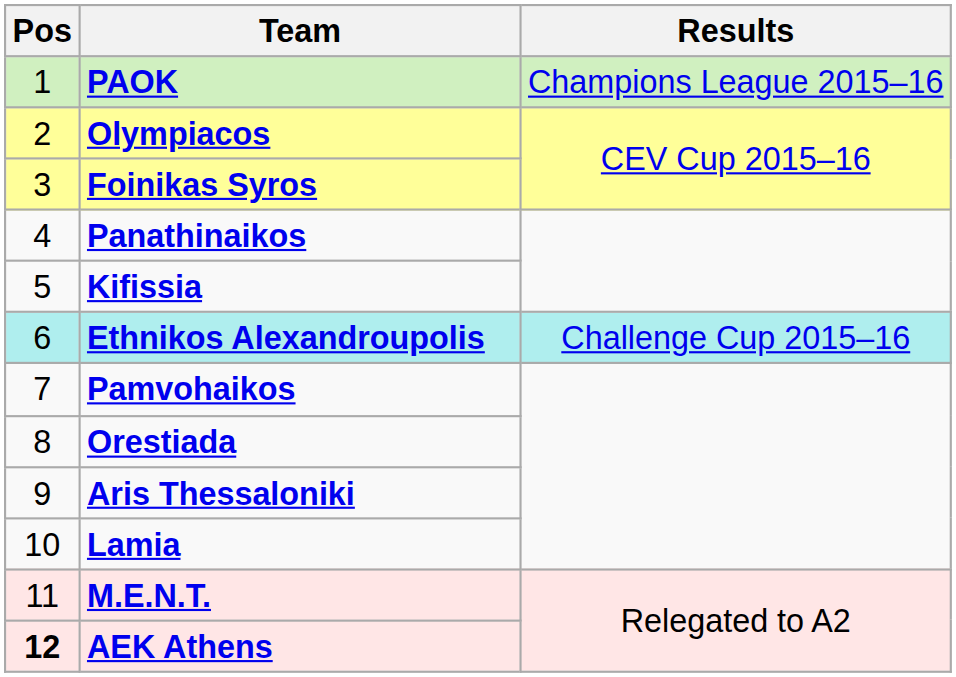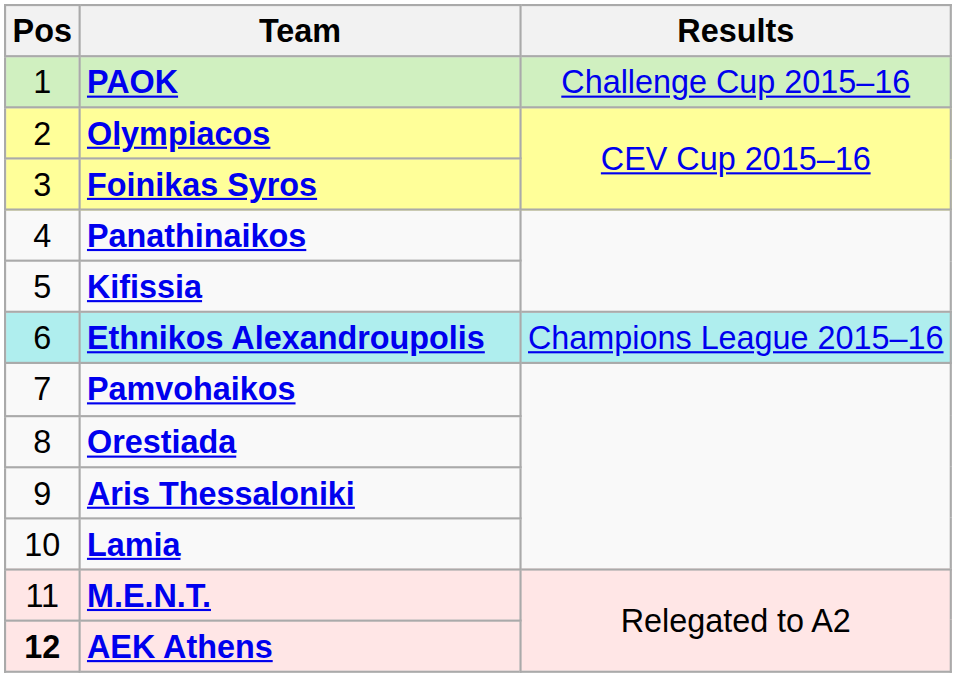(736, 82) Champions League 2015–16 -> (736, 82) Challenge Cup 2015–16
(736, 338) Challenge Cup 2015–16 -> (736, 338) Champions League 2015–16
